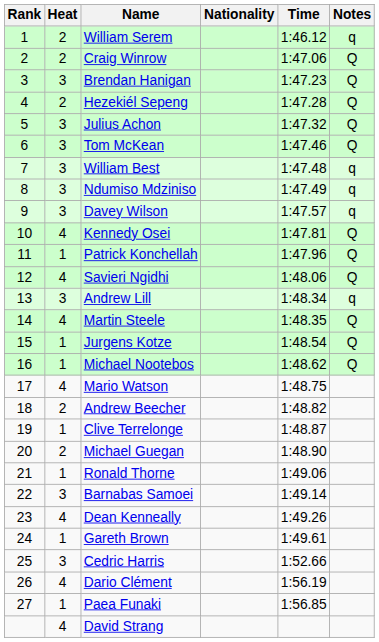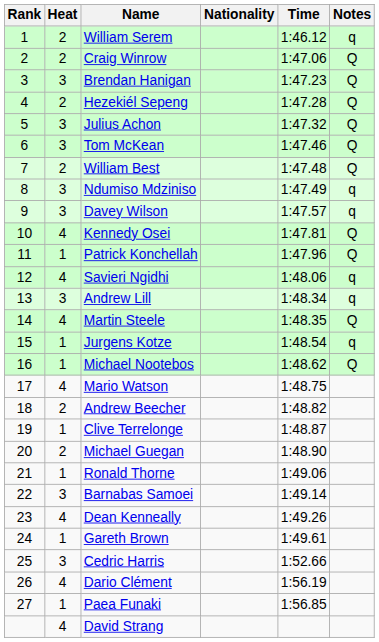(63, 168) 3 -> (63, 168) 2
(352, 168) q -> (352, 168) Q
(352, 277) Q -> (352, 277) q
(352, 342) Q -> (352, 342) q
